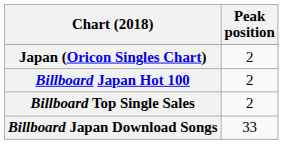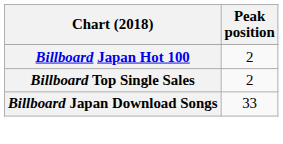- row: (113, 56)
